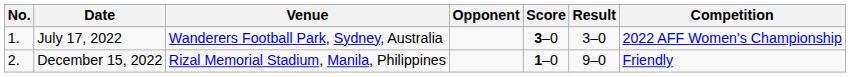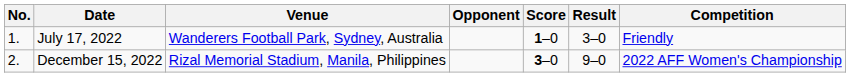(546, 38) 3–0 -> (546, 38) 1–0
(732, 38) 2022 AFF Women's Championship -> (648, 38) Friendly
(546, 60) 1–0 -> (546, 60) 3–0
(648, 60) Friendly -> (732, 60) 2022 AFF Women's Championship
